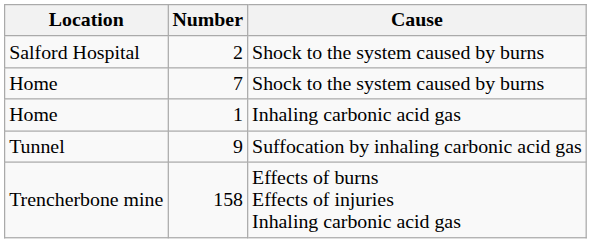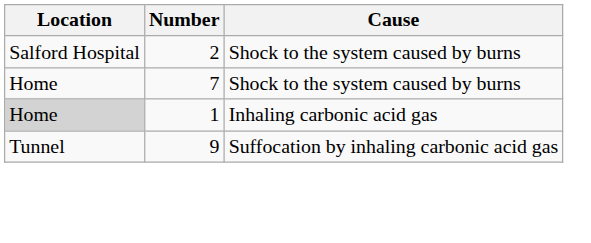(33, 114) no background -> (33, 114) lightgrey background
- row: (228, 199)
